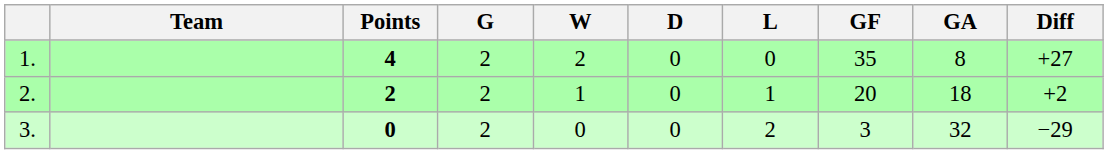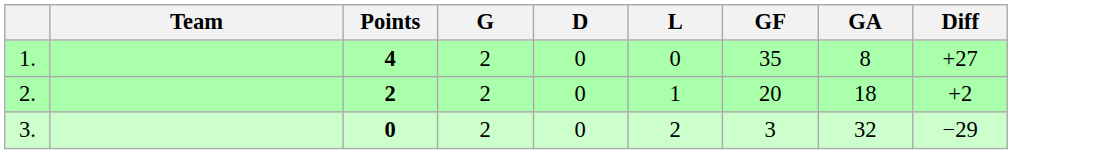- column: (580, 22)
